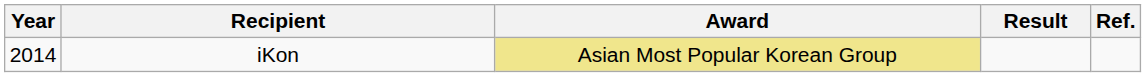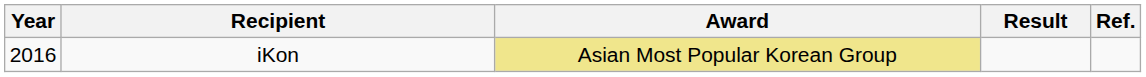(33, 54) 2014 -> (33, 54) 2016
